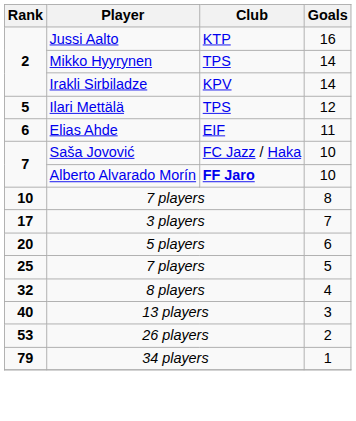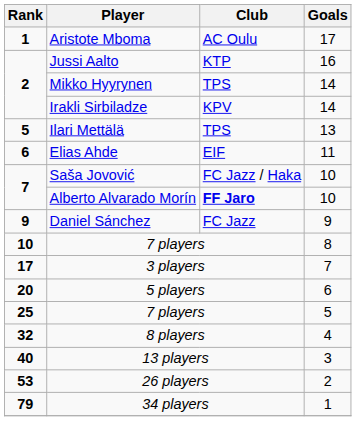+ row: (25, 38)
(328, 107) 12 -> (328, 130) 13
+ row: (25, 221)
